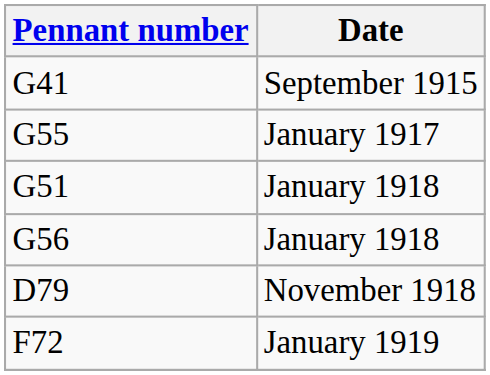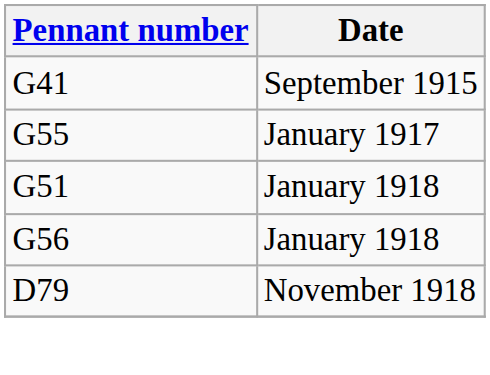- row: (38, 342)
